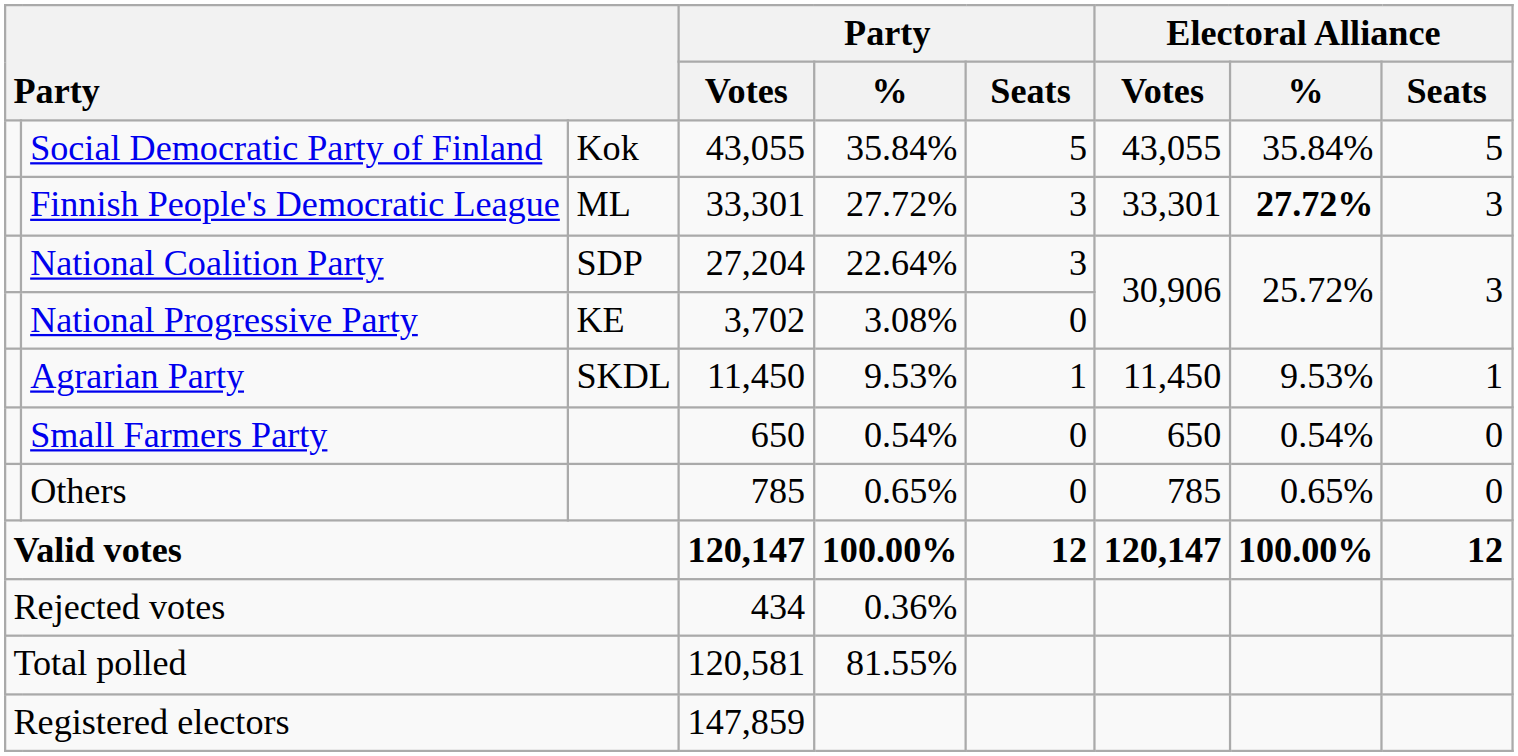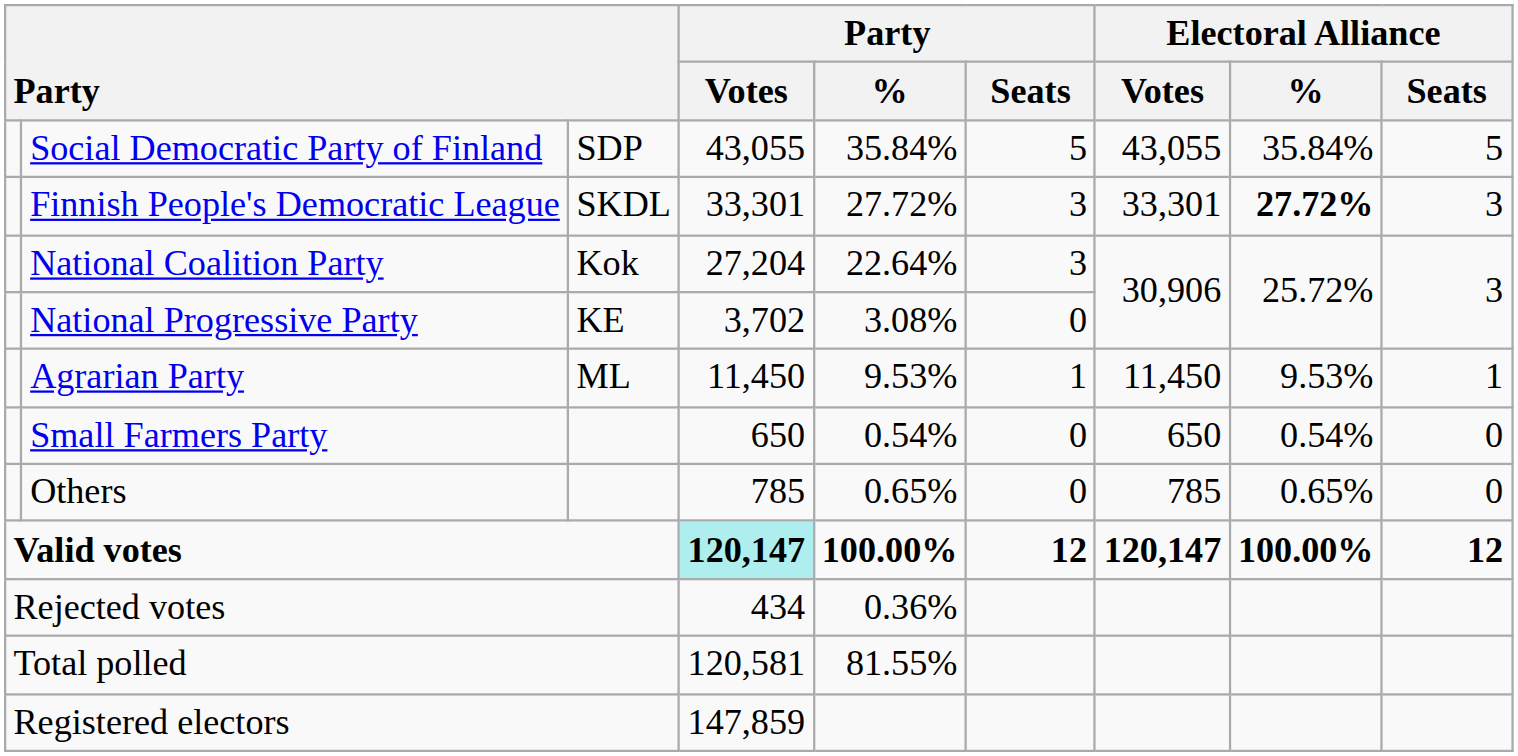(608, 147) Kok -> (610, 147) SDP
(604, 205) ML -> (624, 205) SKDL
(610, 262) SDP -> (608, 262) Kok
(624, 377) SKDL -> (604, 377) ML
(746, 549) no background -> (746, 549) paleturquoise background
